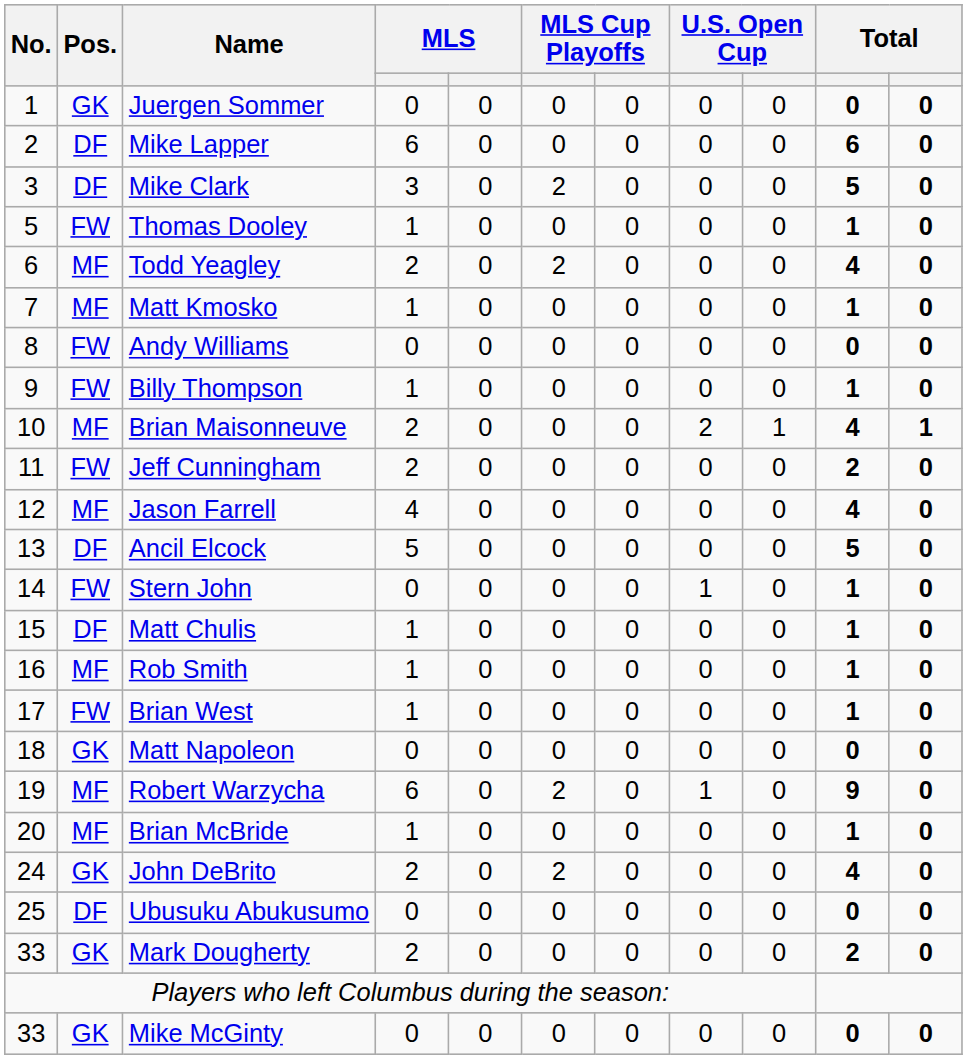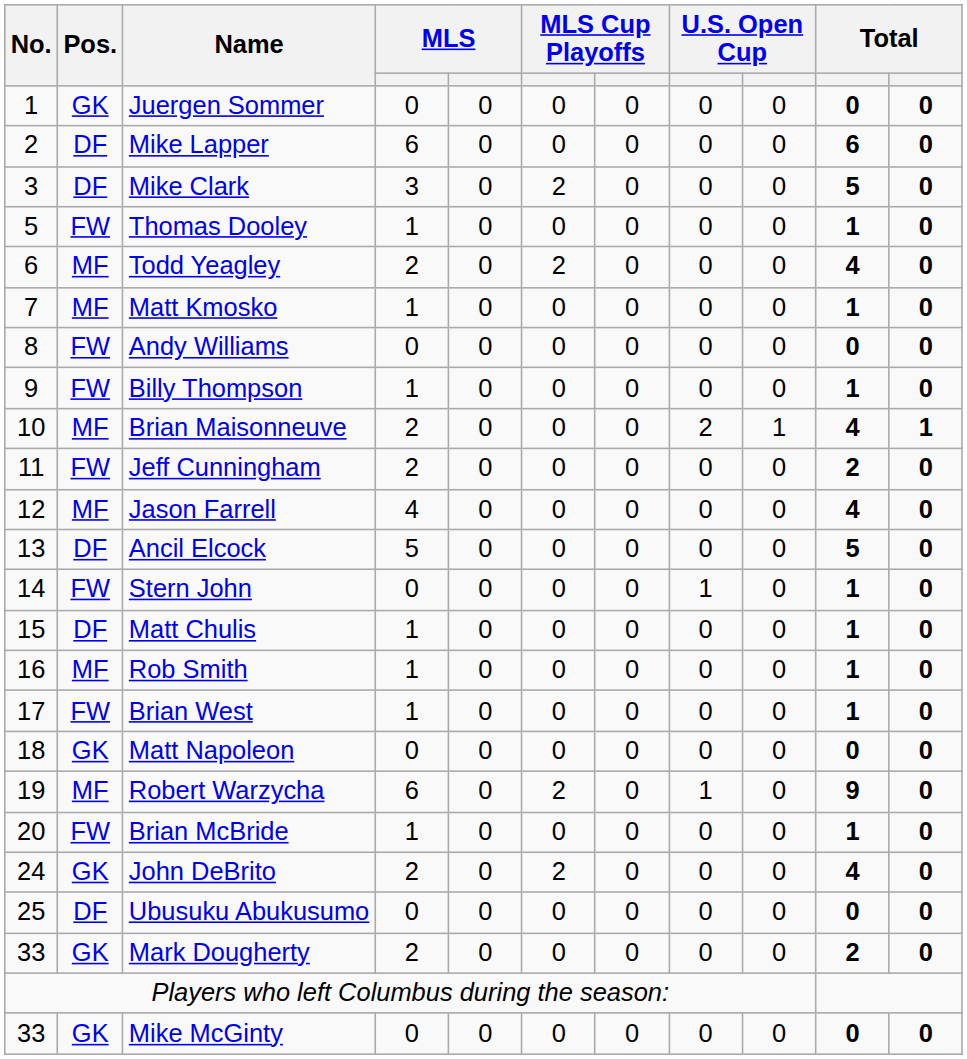(90, 831) MF -> (90, 831) FW
